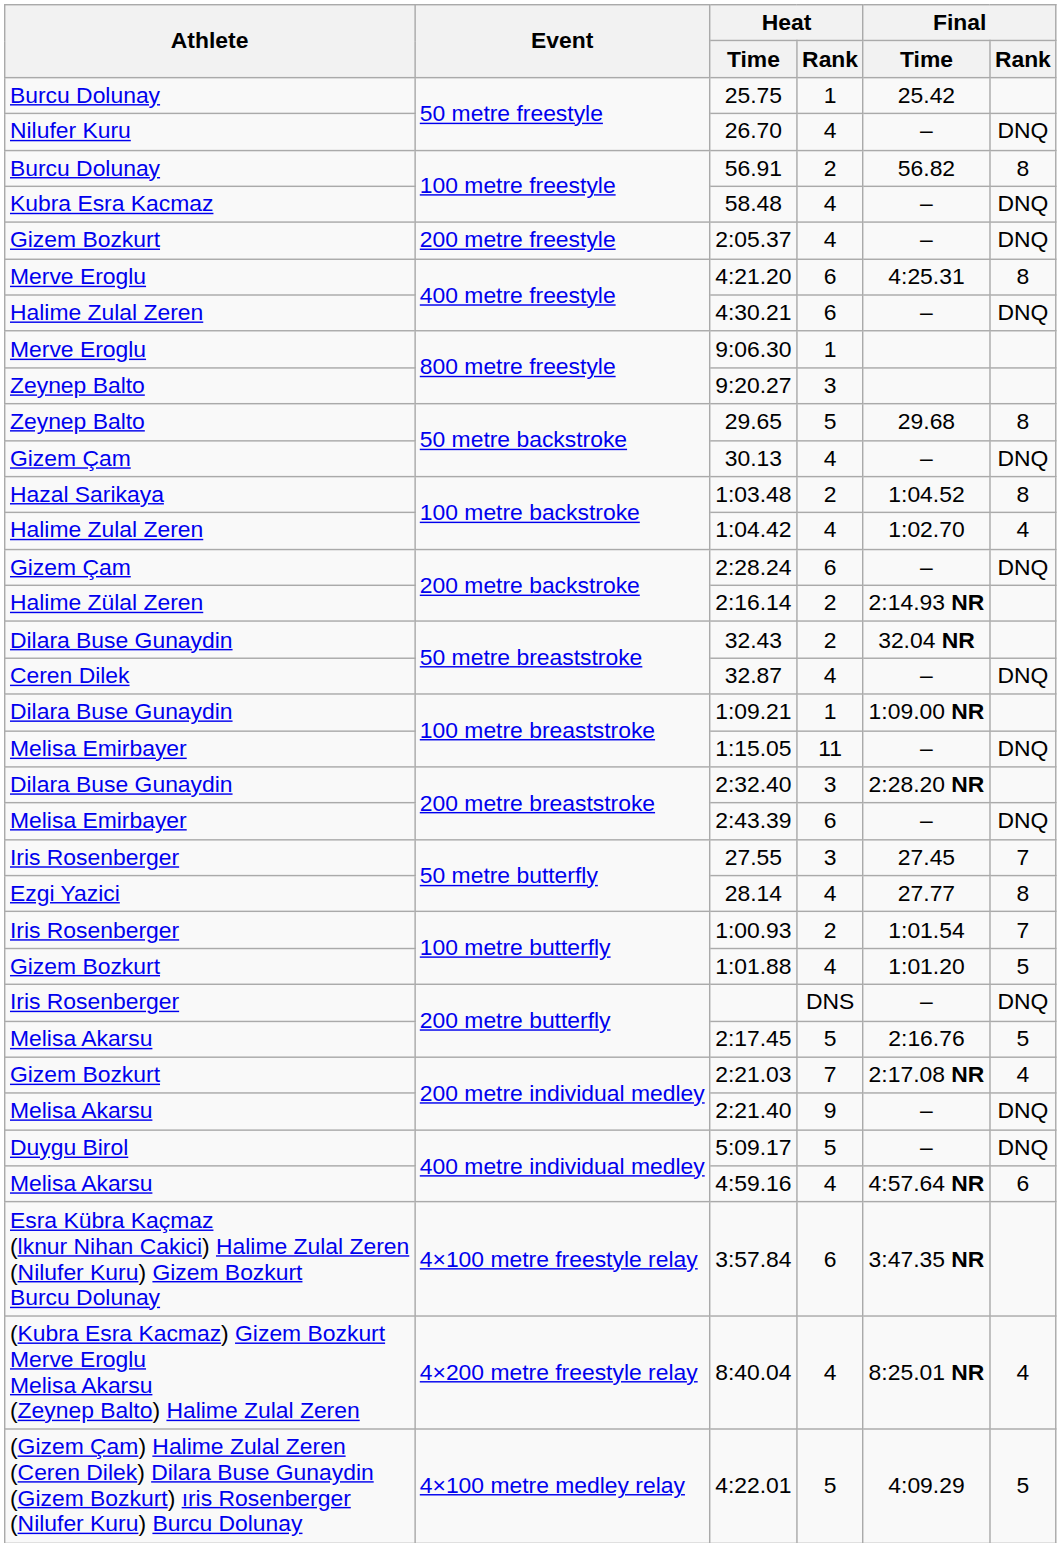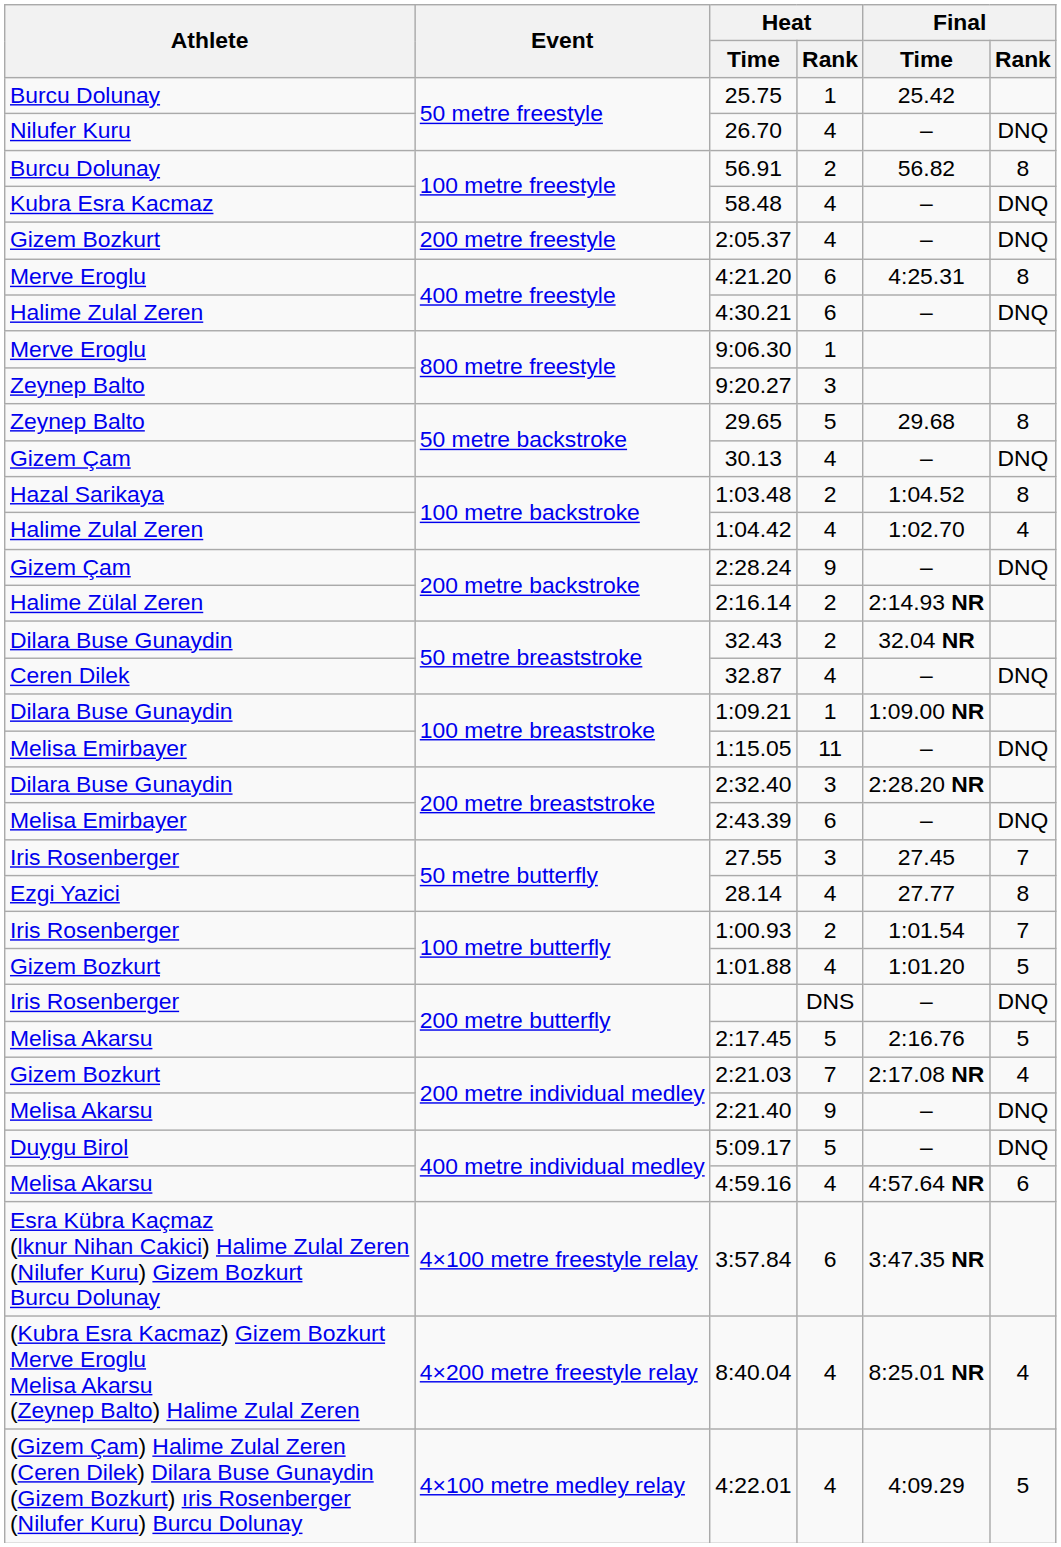(830, 566) 6 -> (830, 566) 9
(830, 1485) 5 -> (830, 1485) 4
